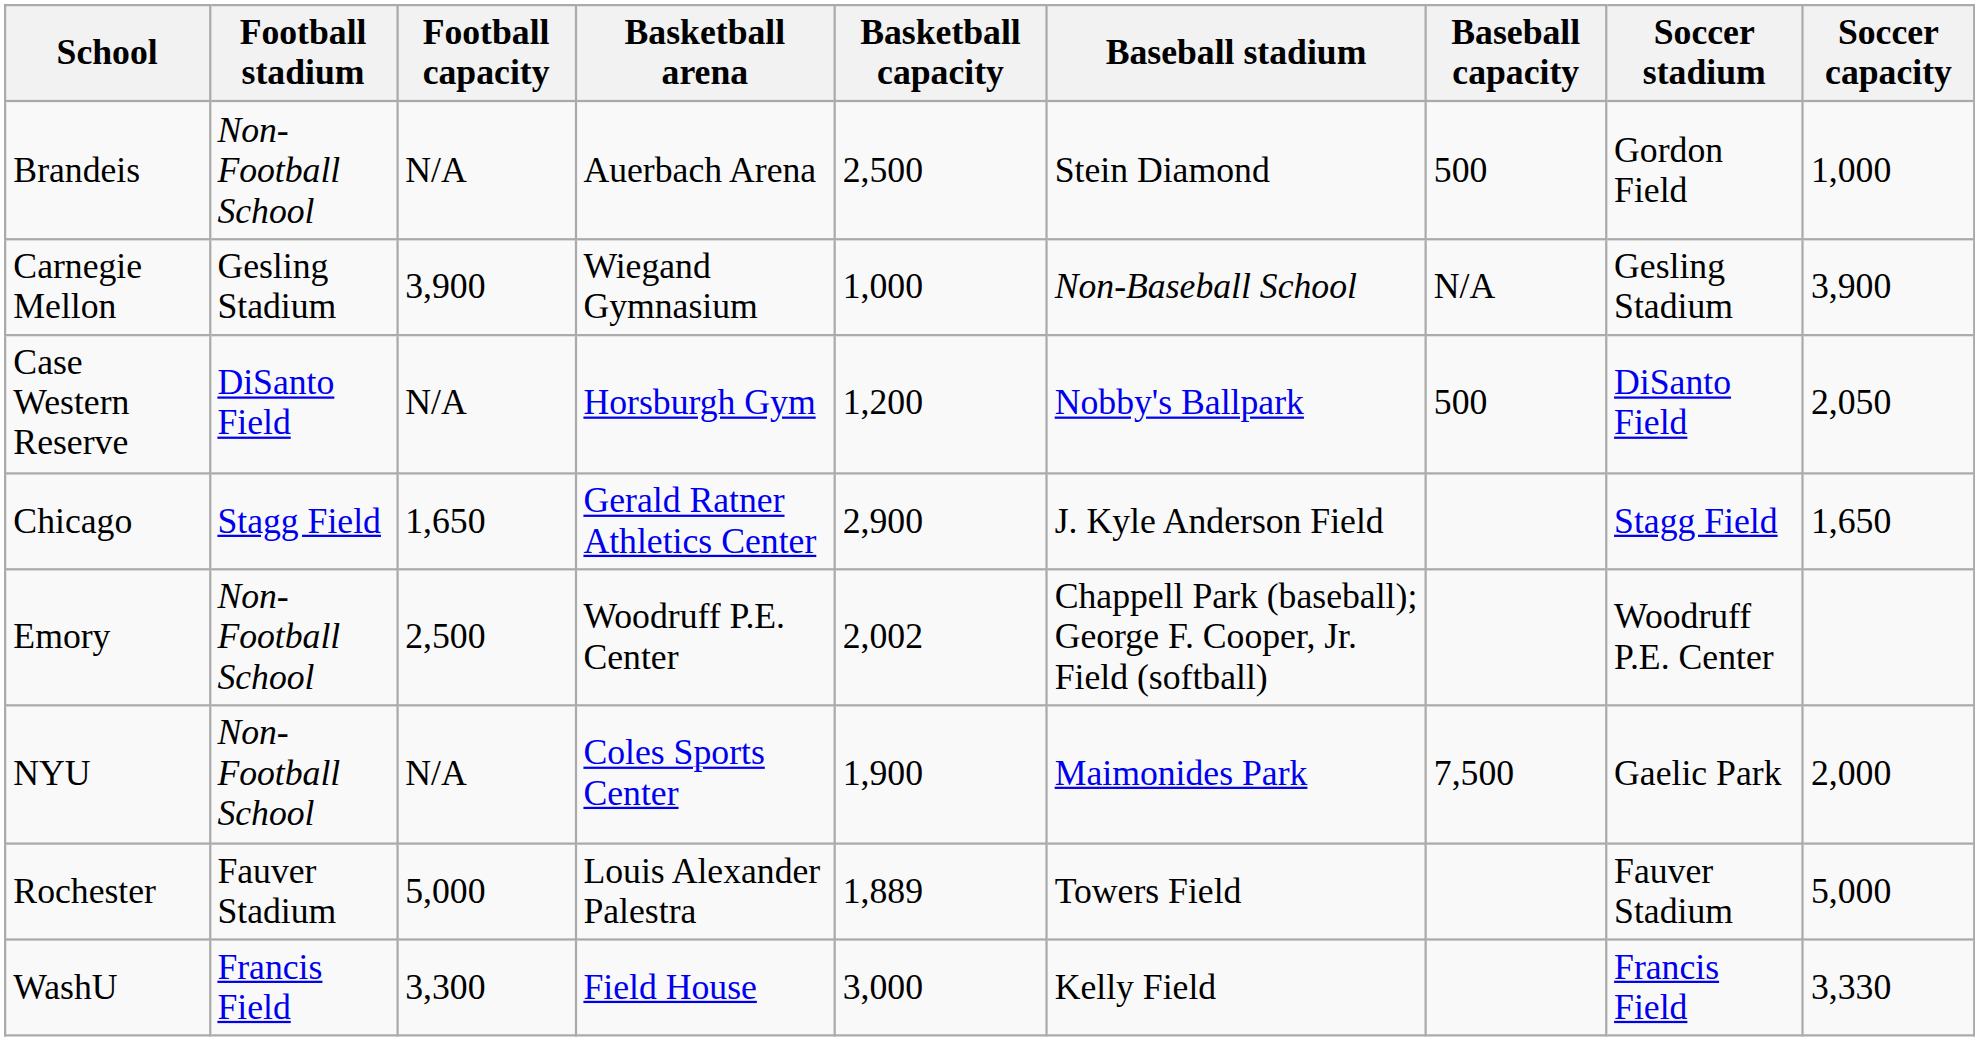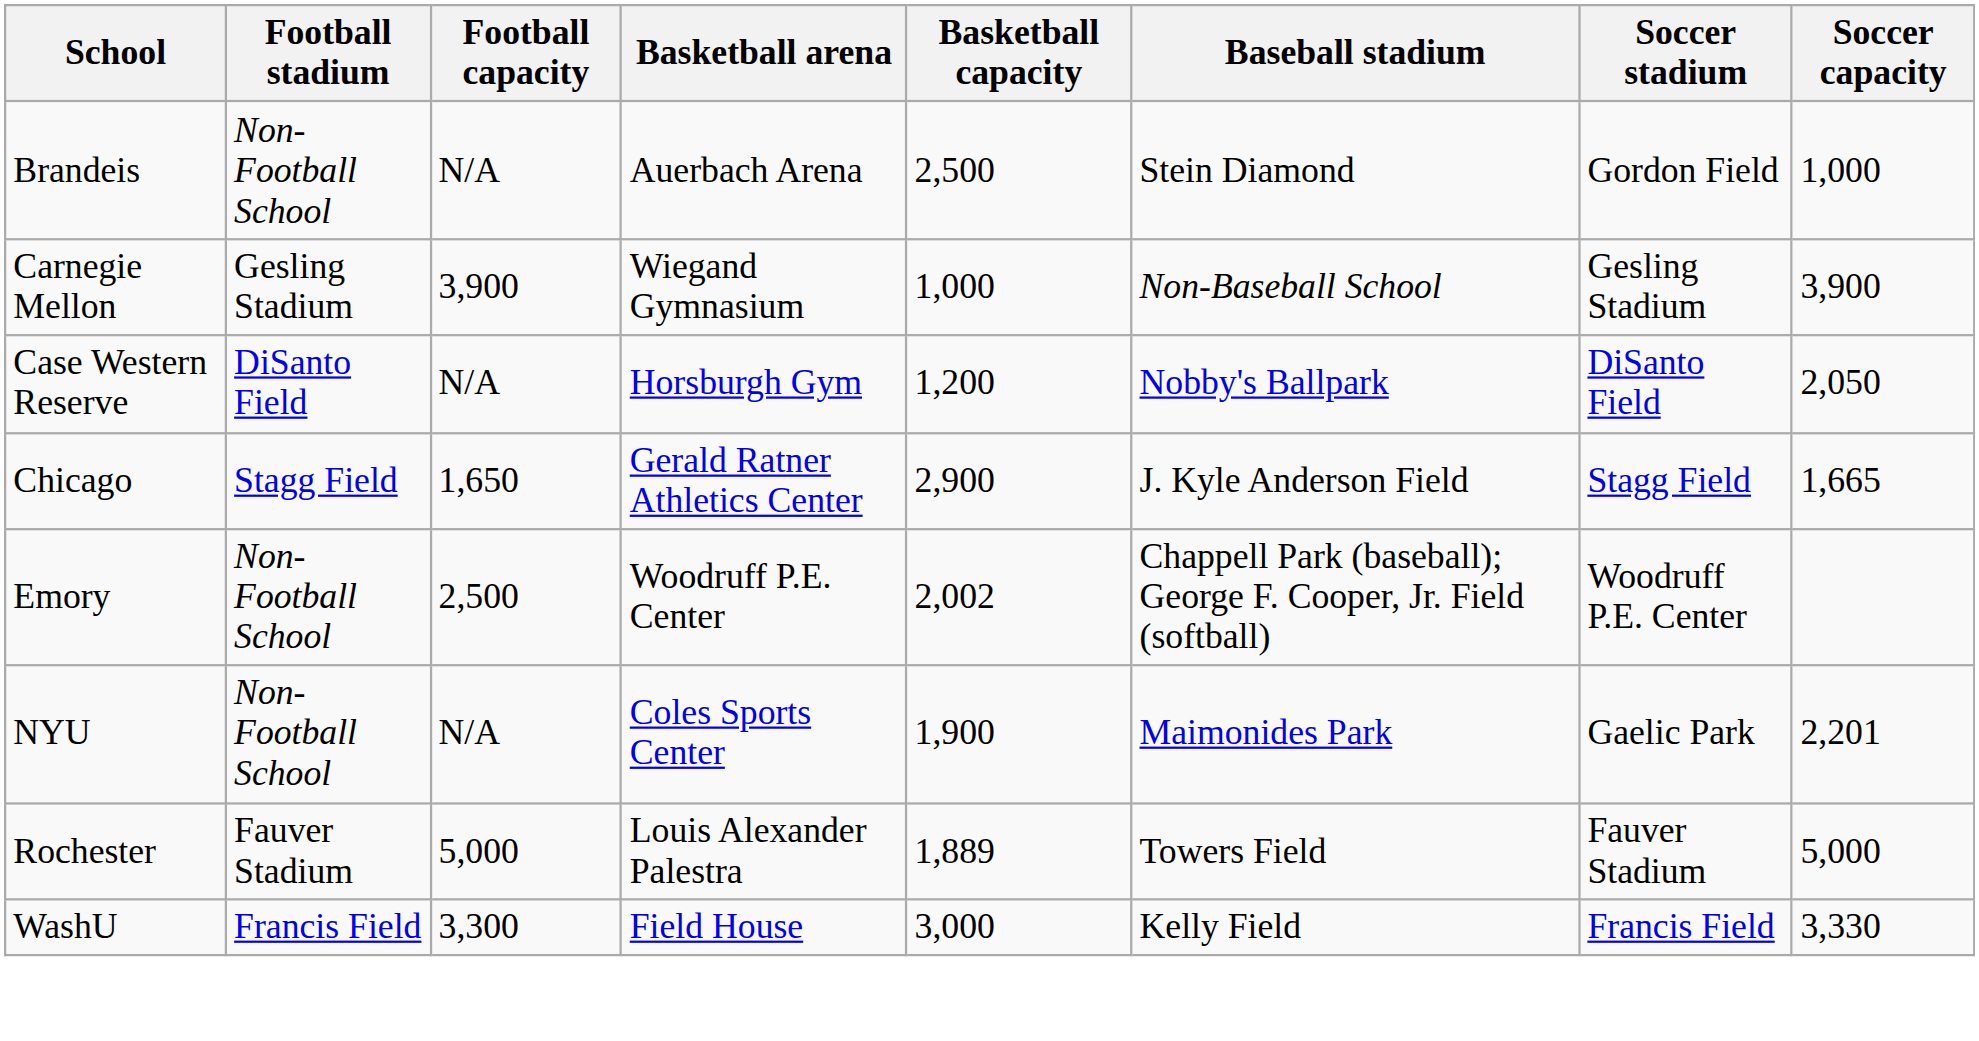- column: (1516, 52)
(1851, 520) 1,650 -> (1841, 479) 1,665
(1851, 773) 2,000 -> (1841, 733) 2,201
